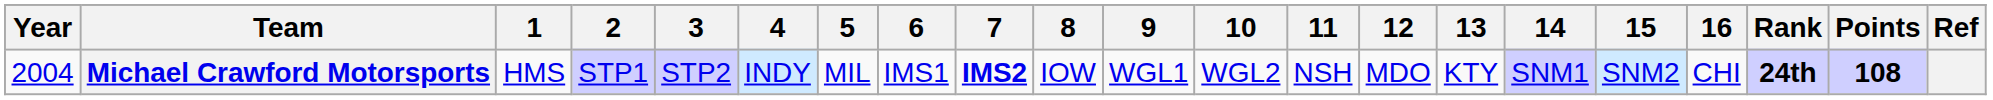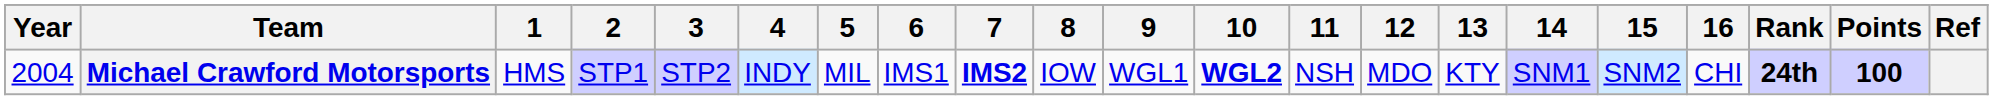(1241, 72) normal -> (1242, 72) bold
(1878, 72) 108 -> (1879, 72) 100
